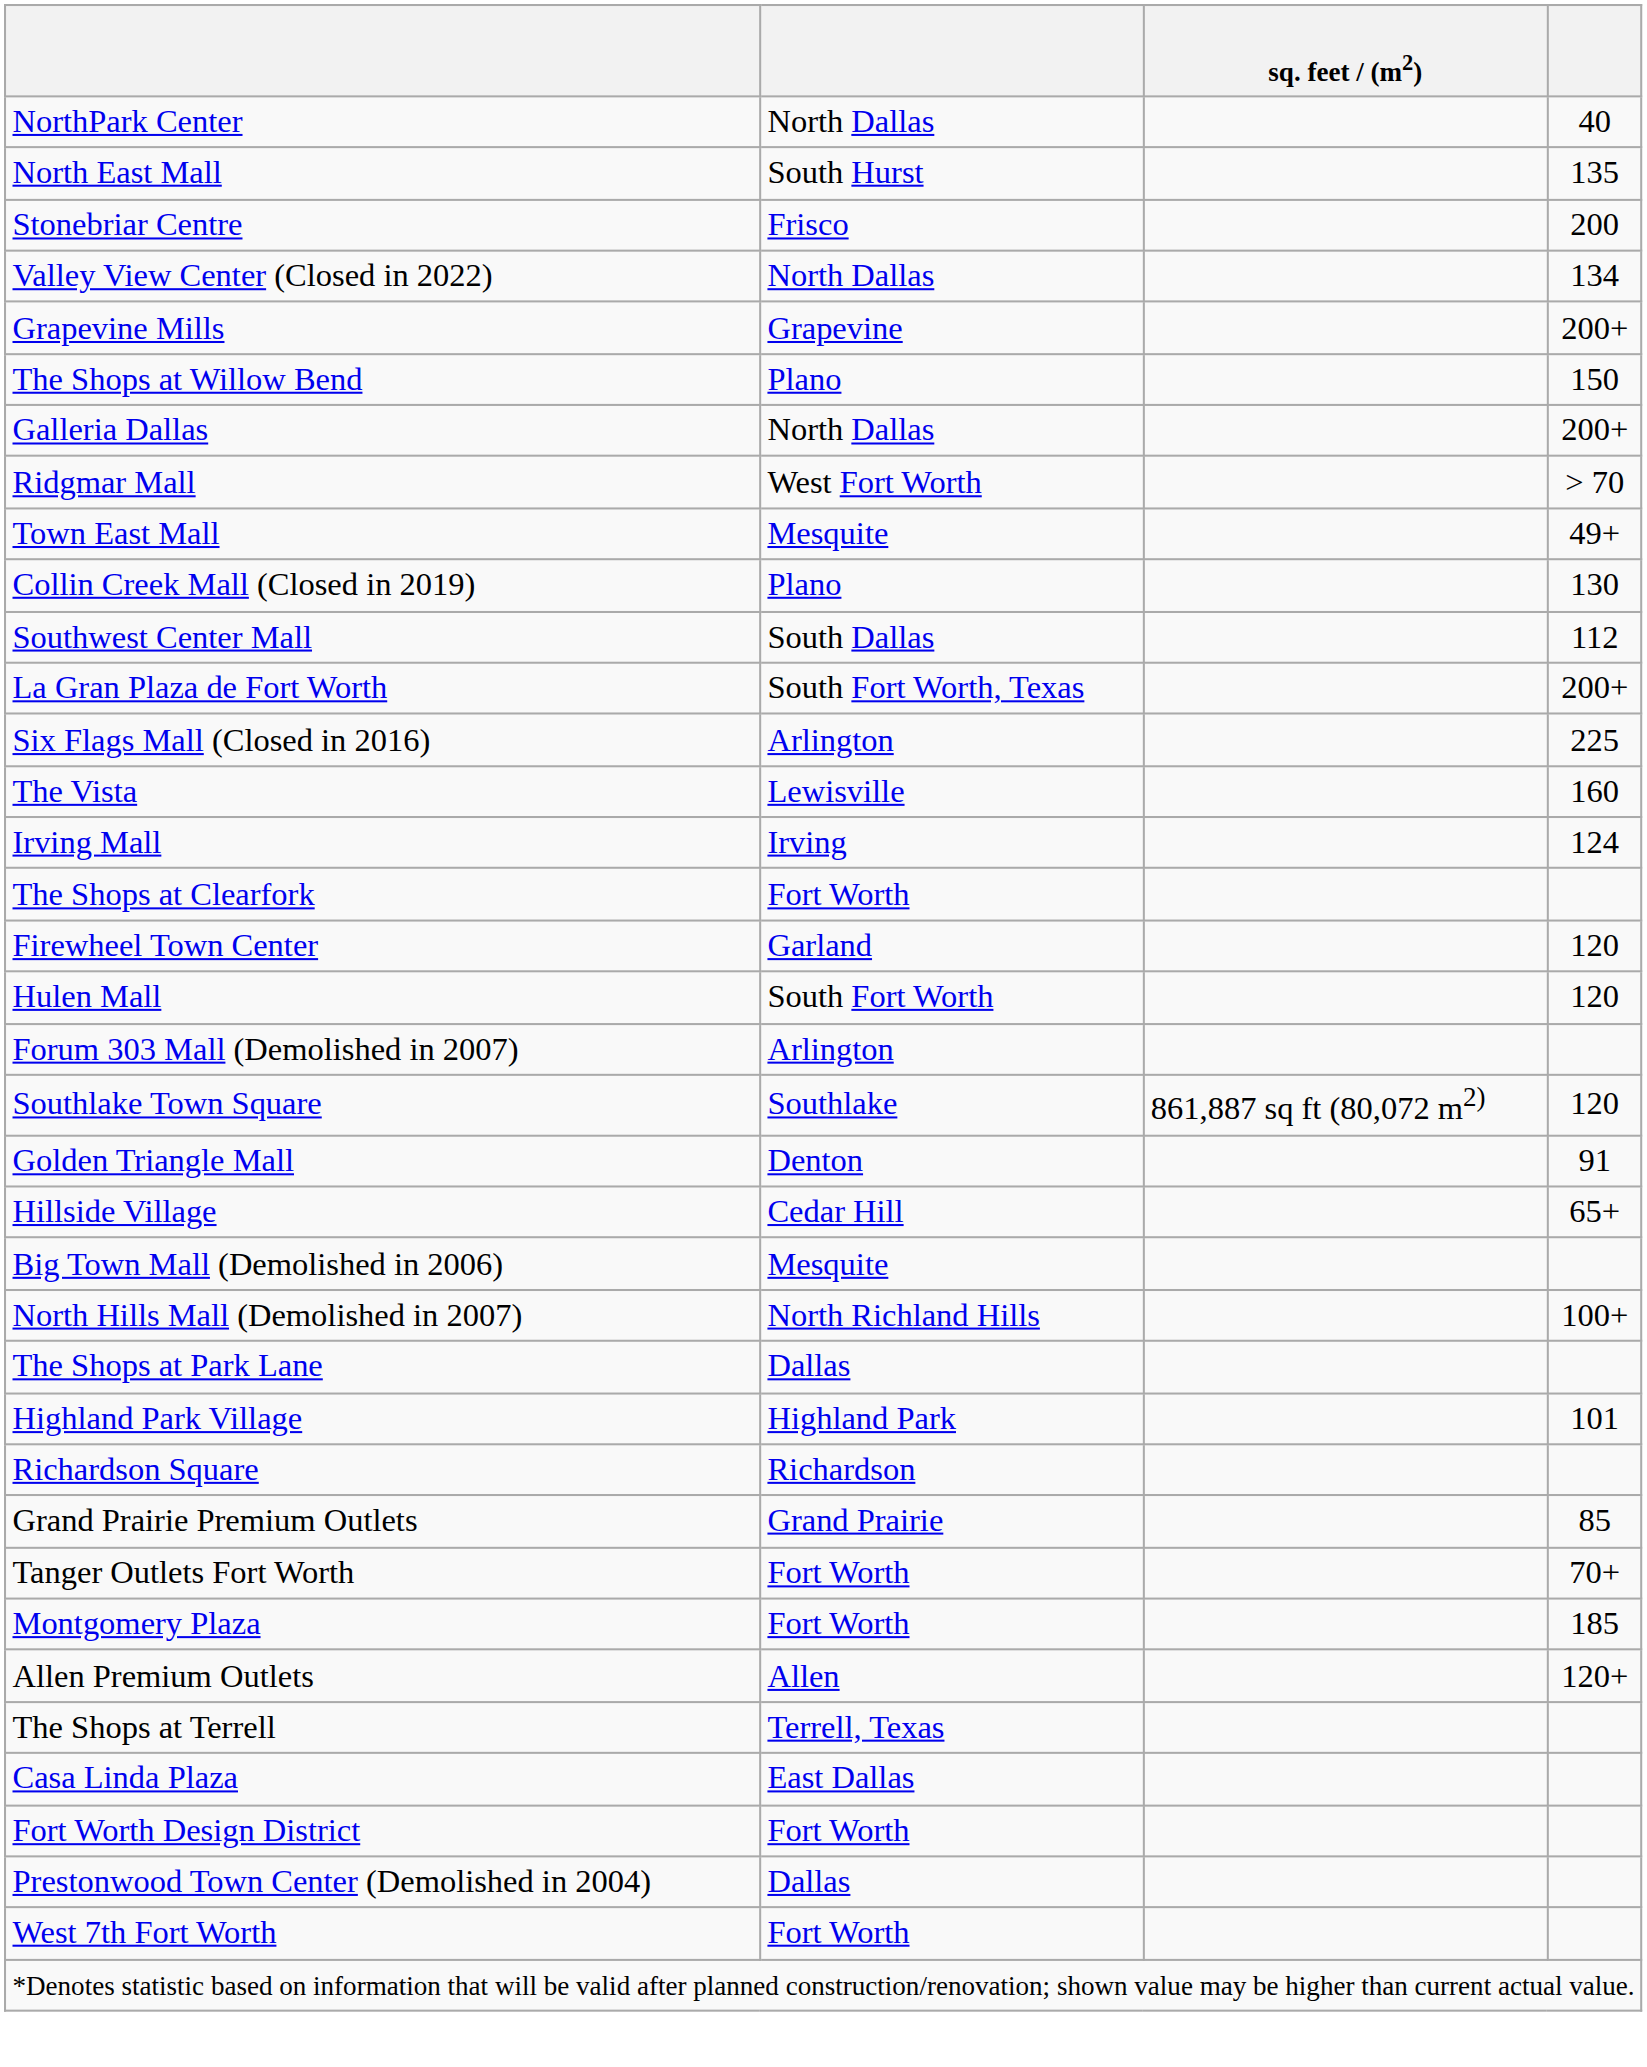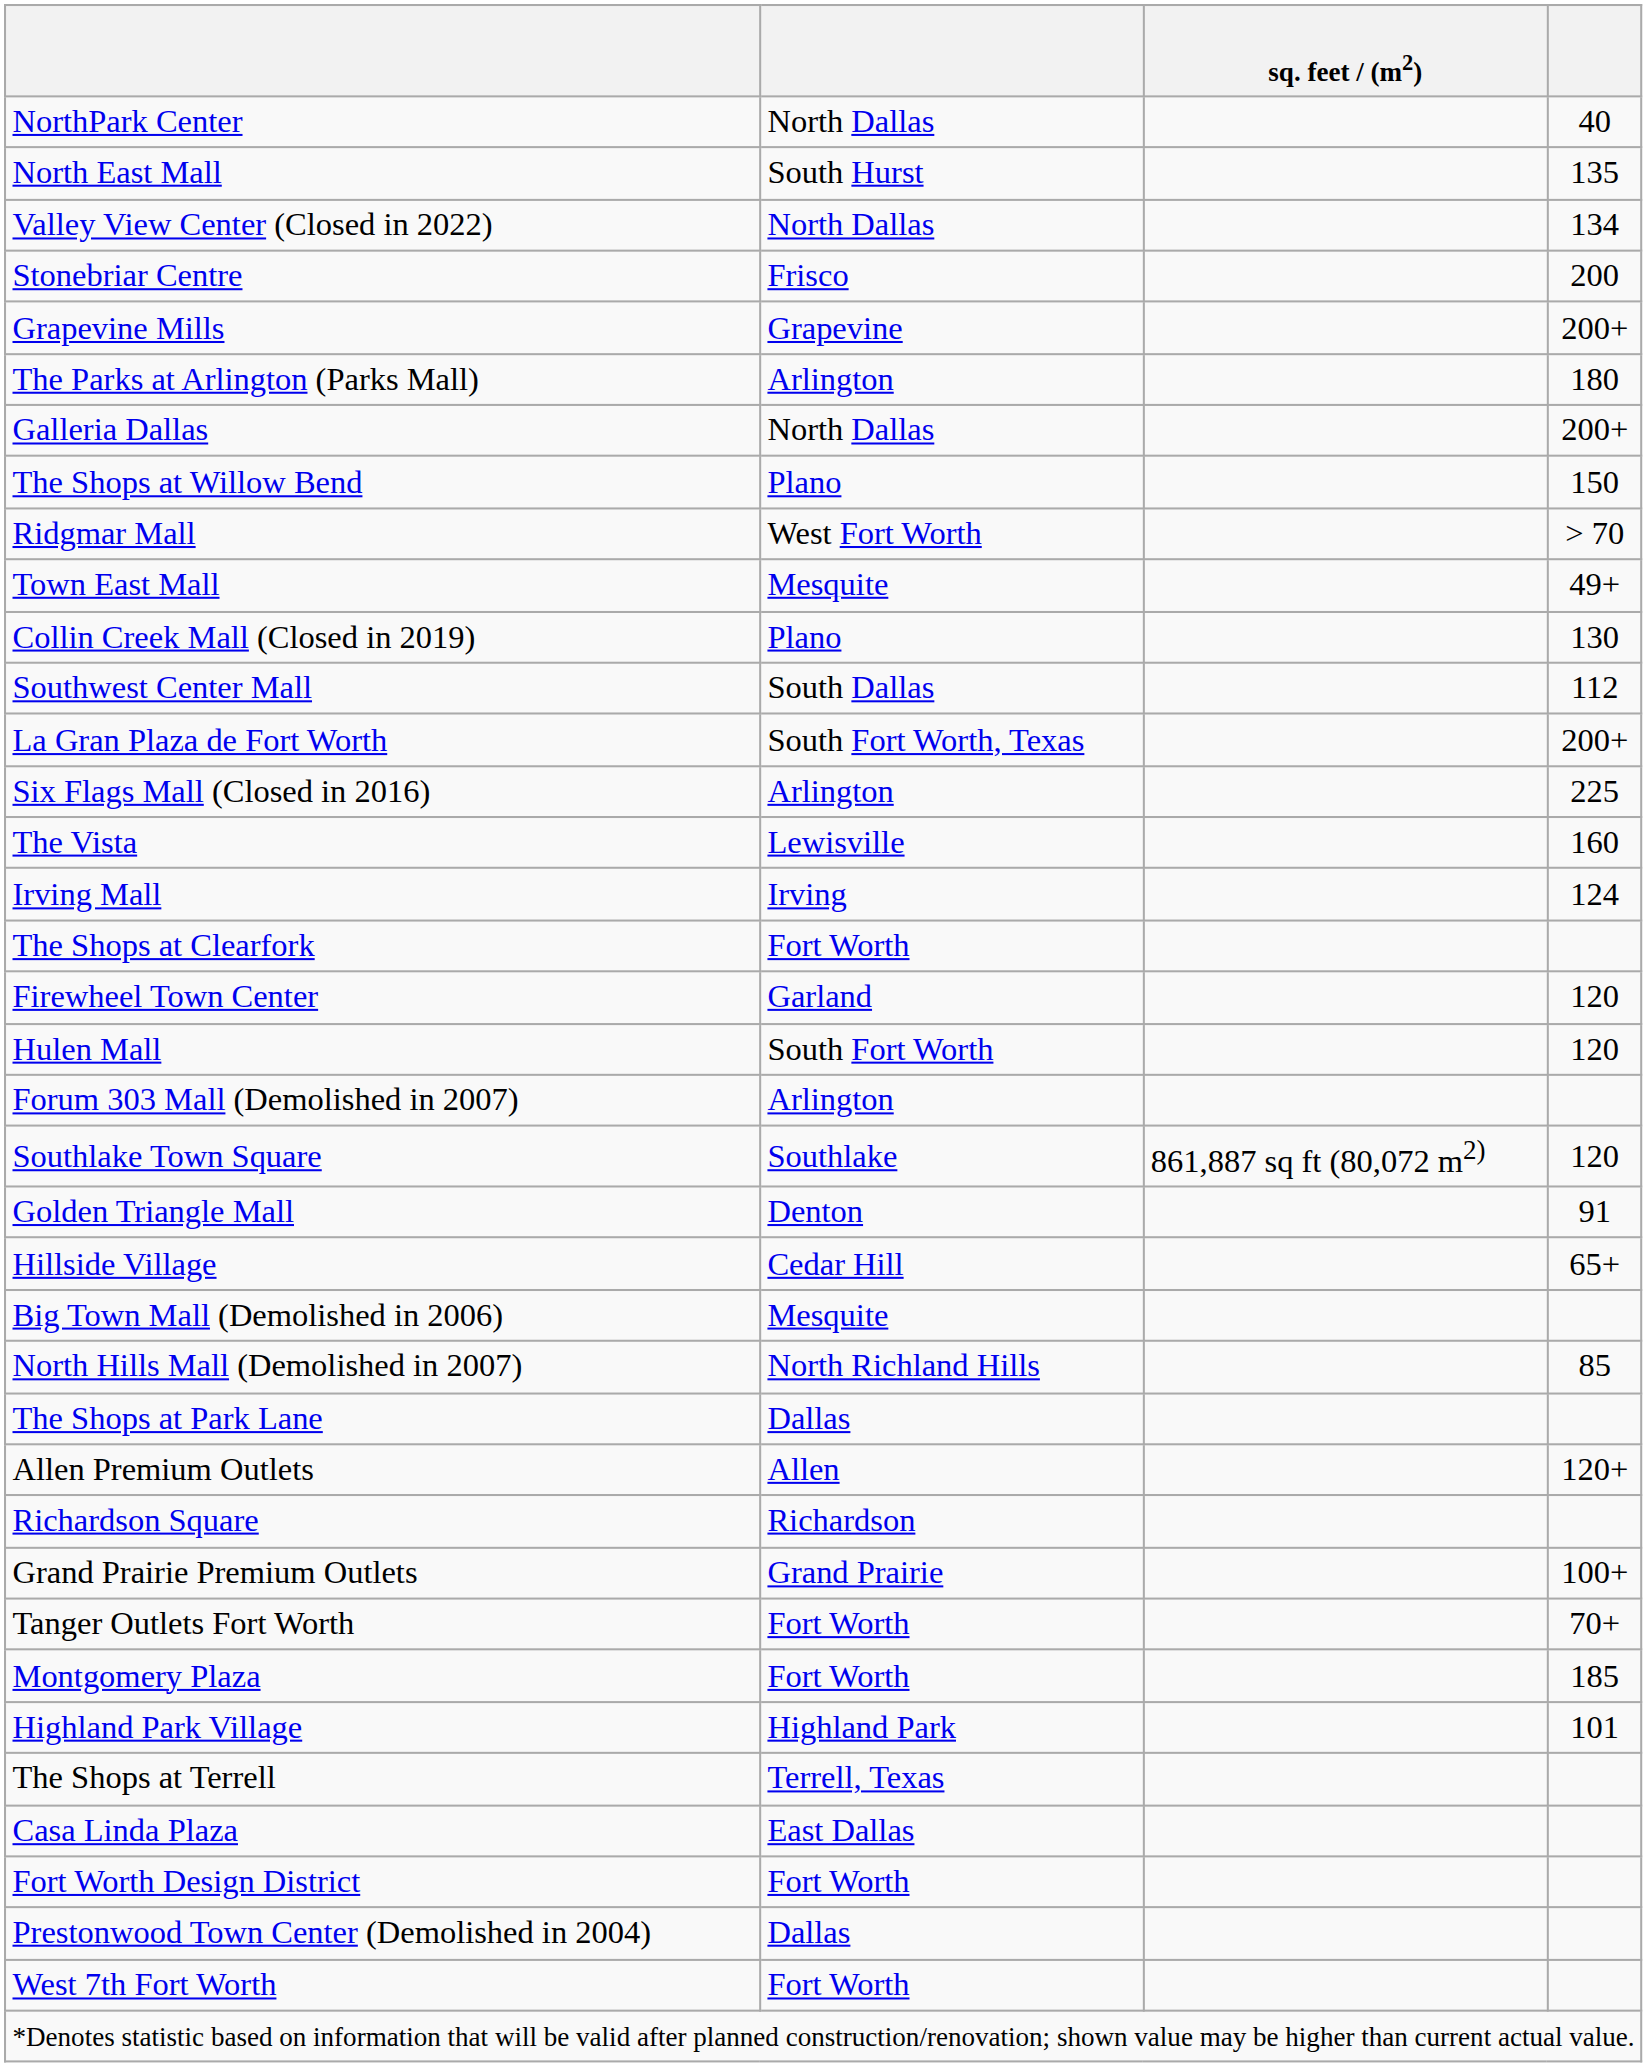rows swapped: (253, 275) <-> (127, 224)
+ row: (246, 378)
rows swapped: (110, 430) <-> (187, 378)
(1595, 1314) 100+ -> (1595, 1366) 85
rows swapped: (163, 1675) <-> (157, 1417)
(1595, 1520) 85 -> (1595, 1572) 100+
